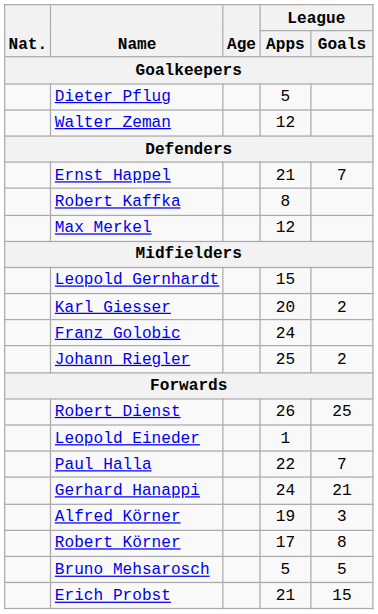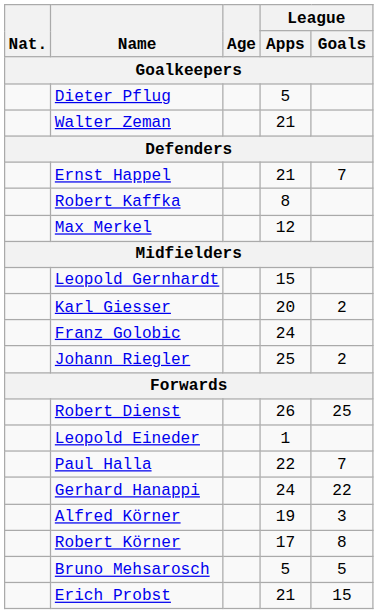(285, 123) 12 -> (285, 123) 21
(342, 491) 21 -> (342, 491) 22
